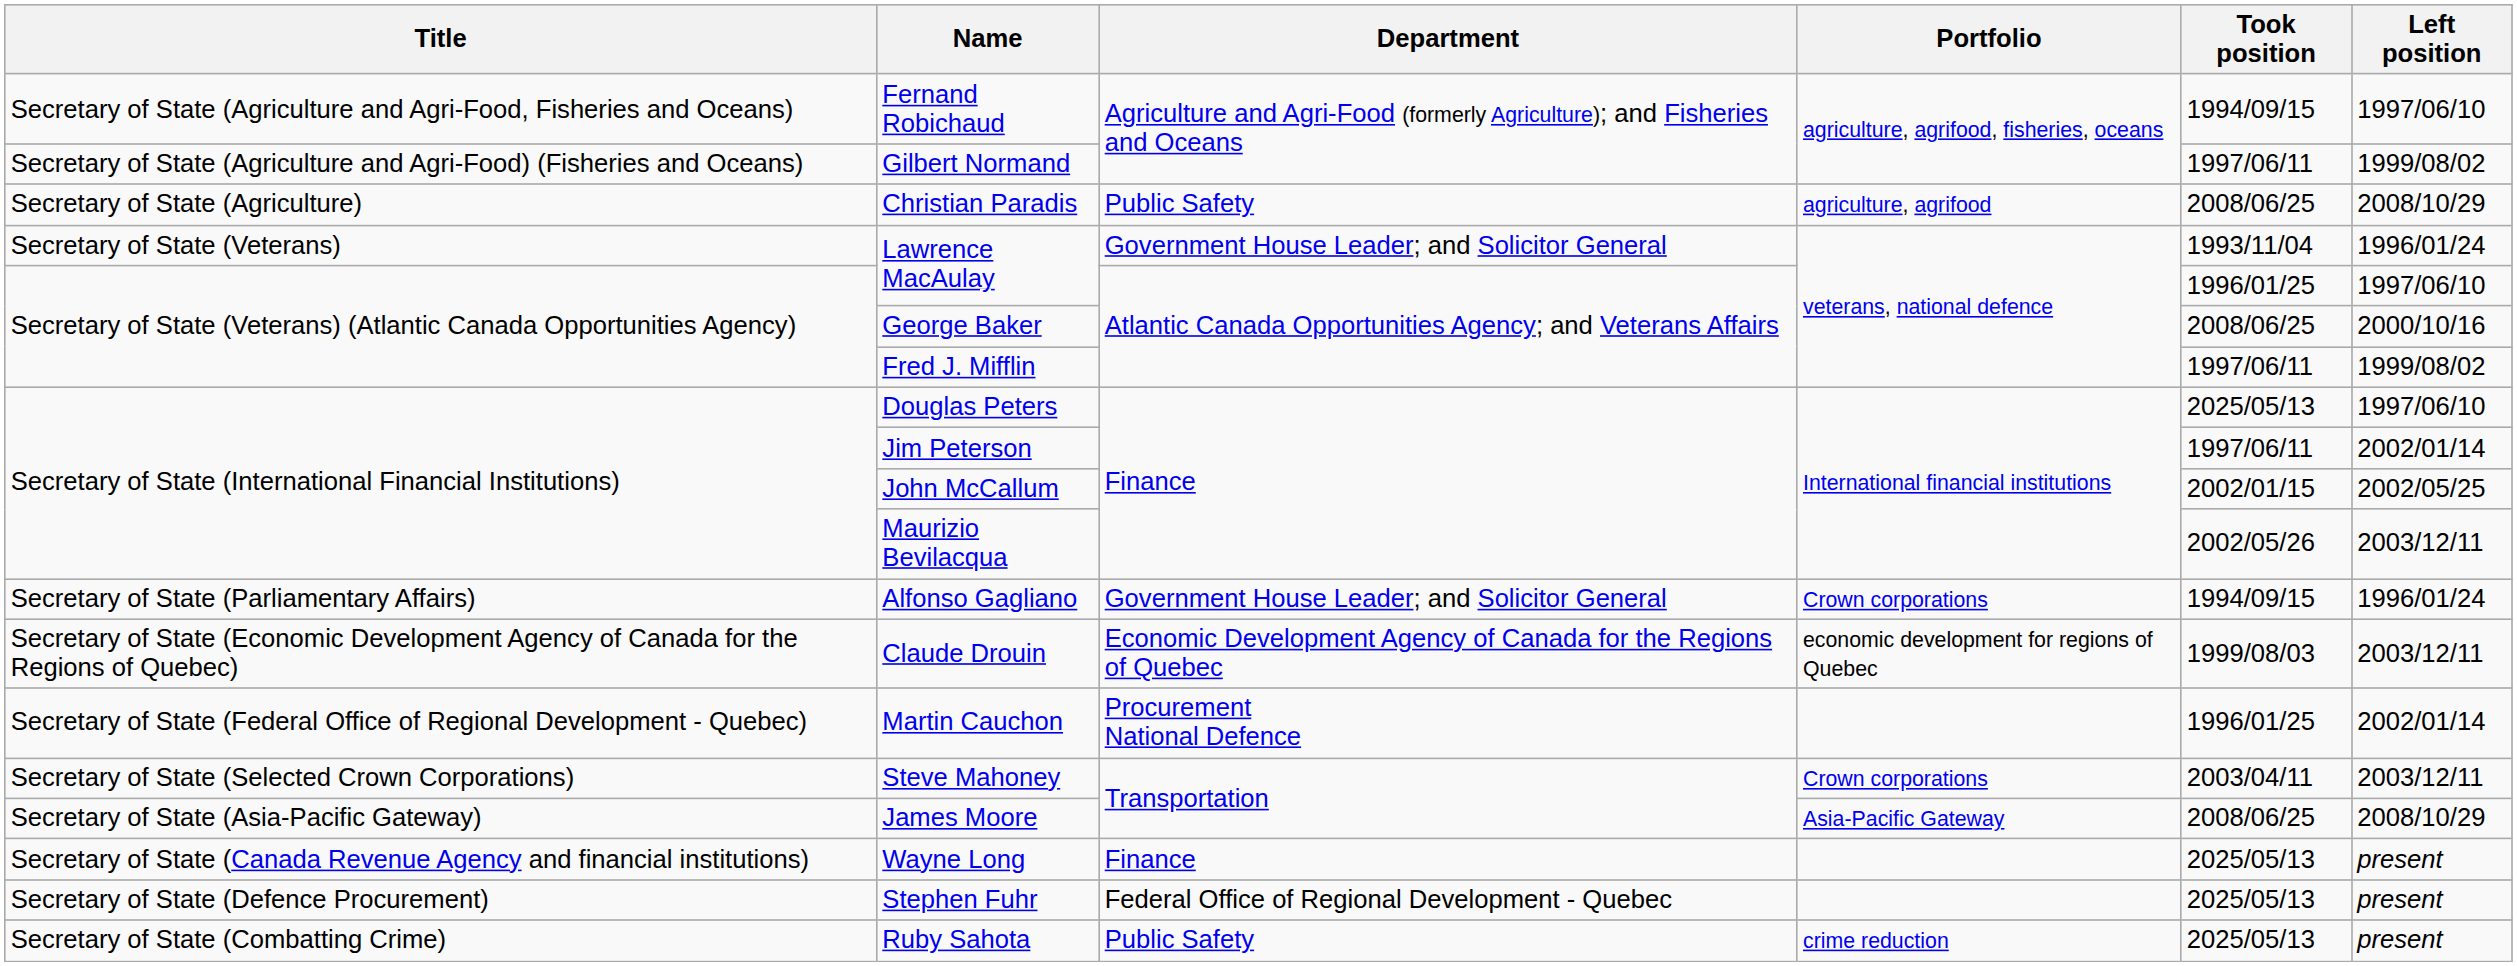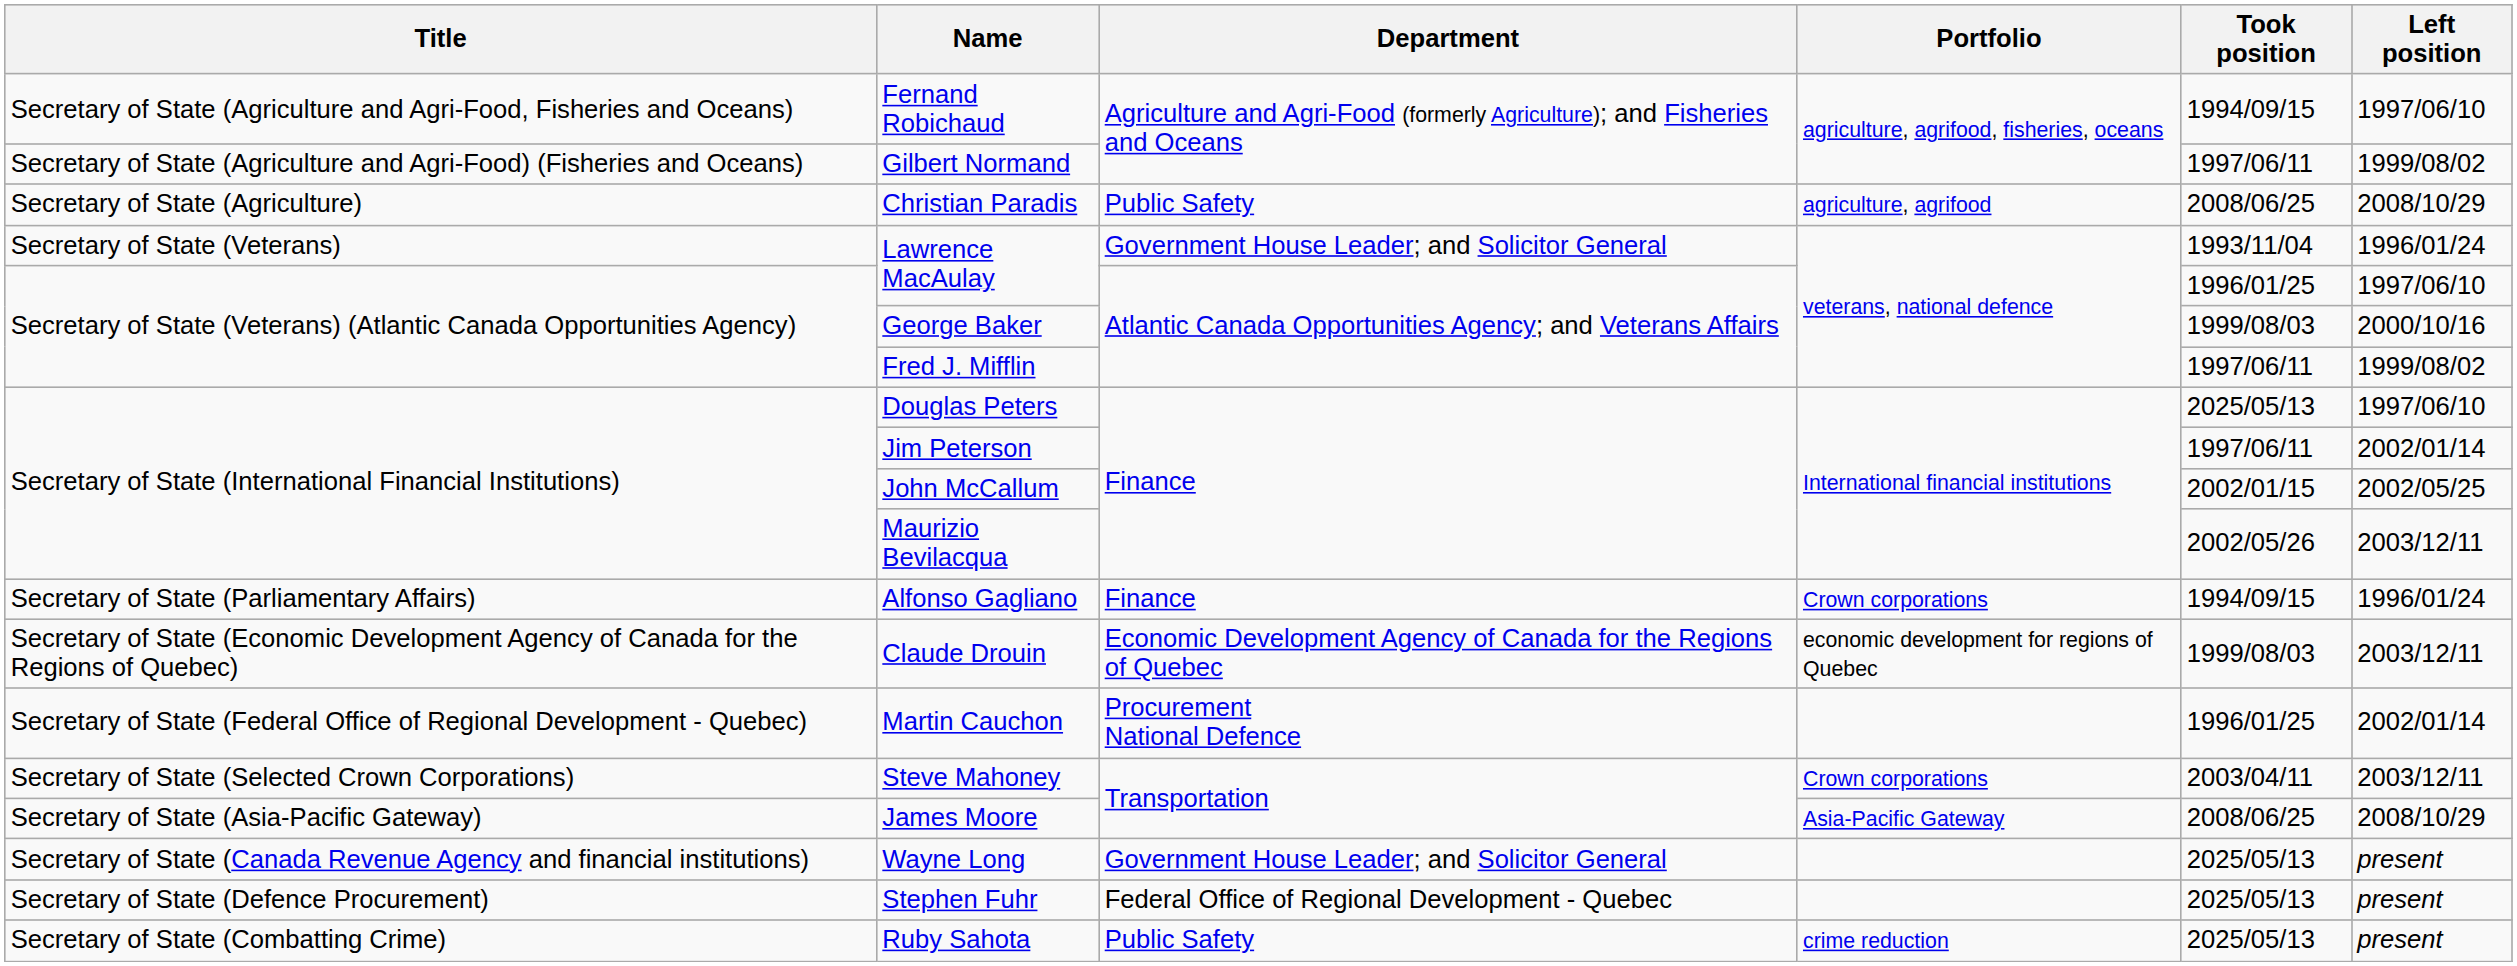(2251, 326) 2008/06/25 -> (2251, 326) 1999/08/03
(1386, 598) Government House Leader; and Solicitor General -> (1150, 598) Finance
(1150, 859) Finance -> (1386, 859) Government House Leader; and Solicitor General
